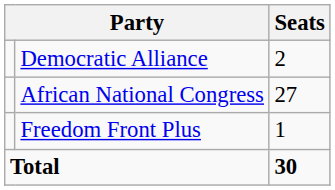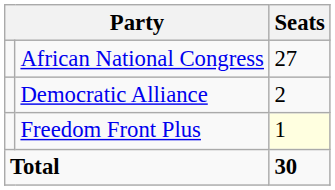rows swapped: (142, 94) <-> (114, 58)
(280, 130) no background -> (280, 130) lightyellow background
